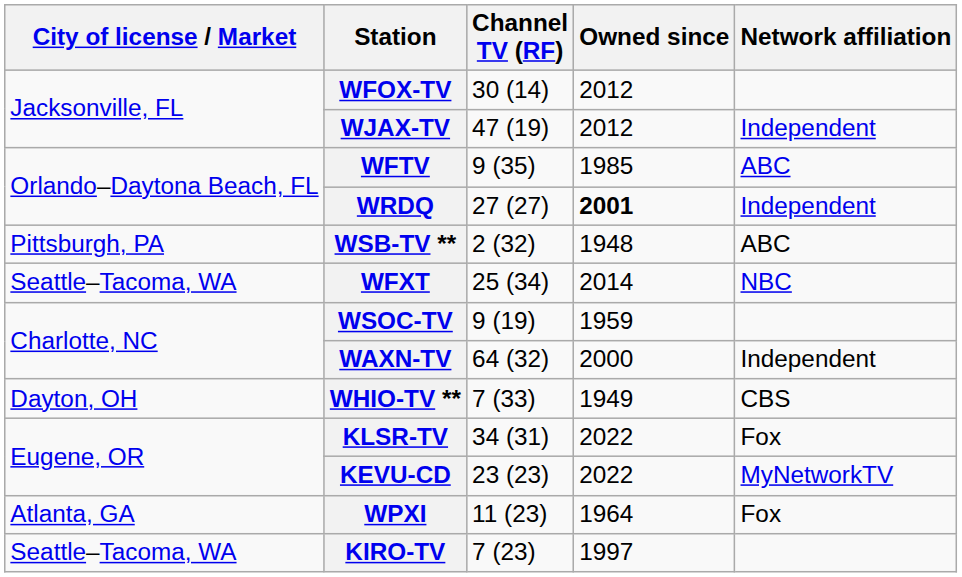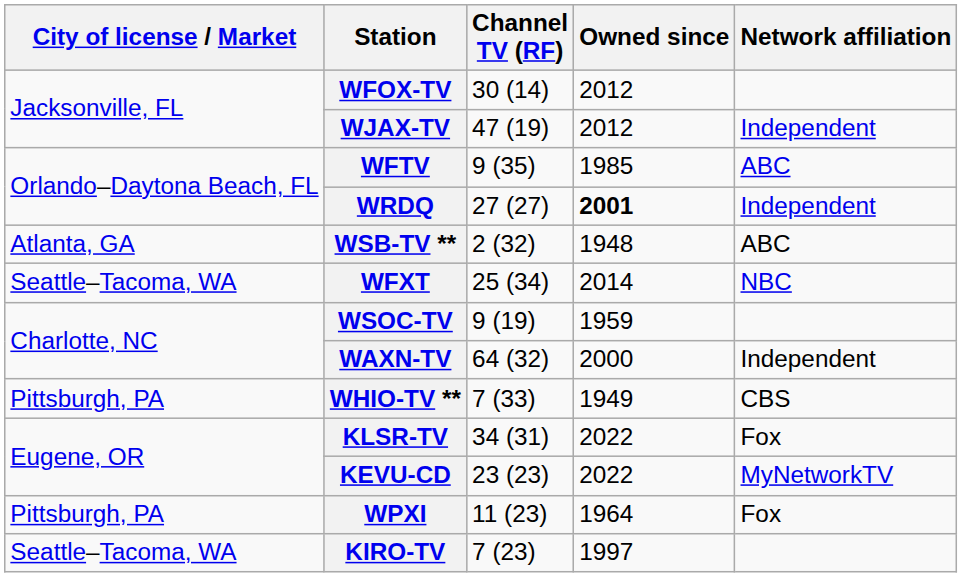(87, 243) Pittsburgh, PA -> (73, 243) Atlanta, GA
(74, 398) Dayton, OH -> (87, 398) Pittsburgh, PA
(73, 513) Atlanta, GA -> (87, 513) Pittsburgh, PA
